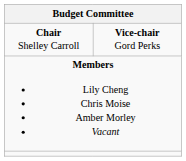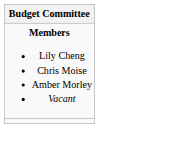- row: (49, 39)
